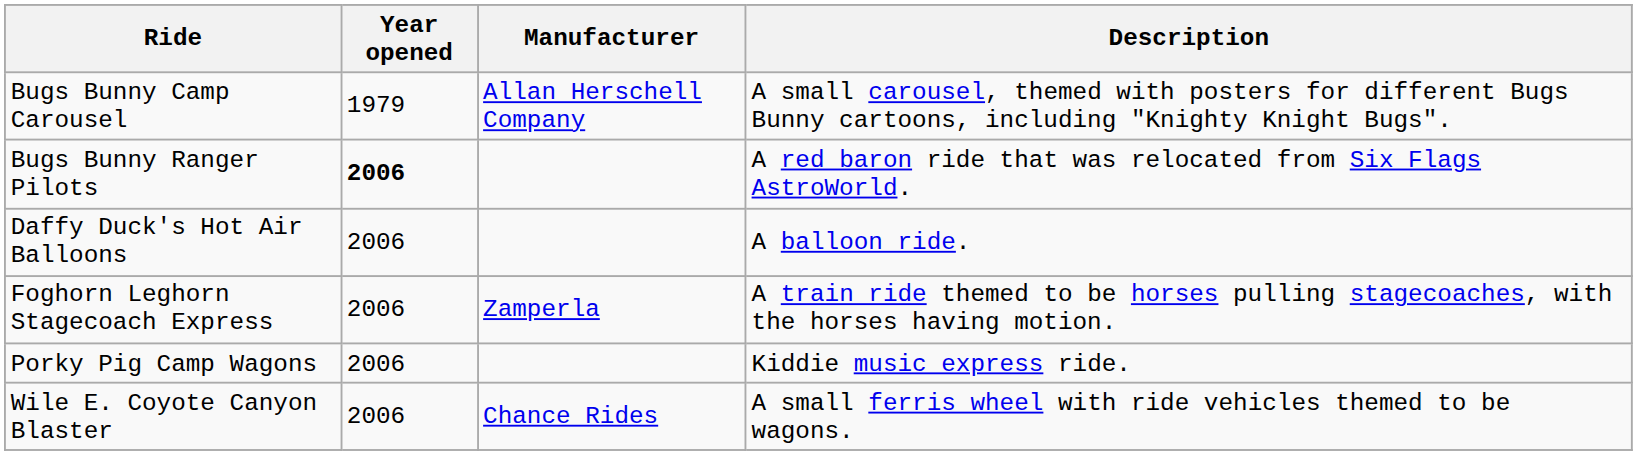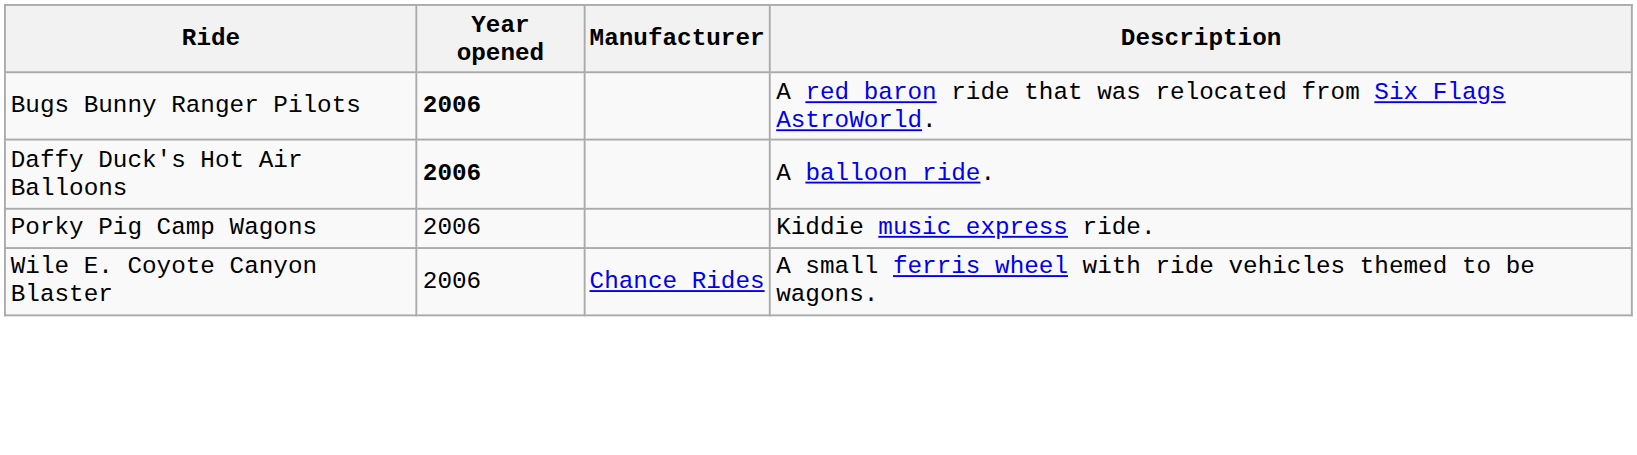- row: (120, 106)
(376, 242) normal -> (452, 174) bold
- row: (142, 309)
